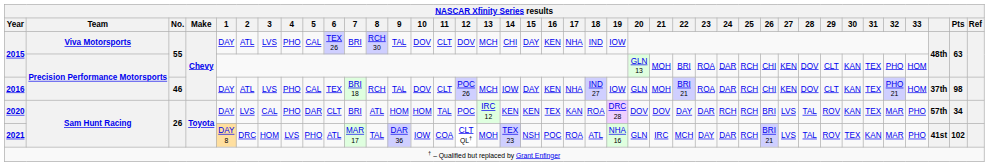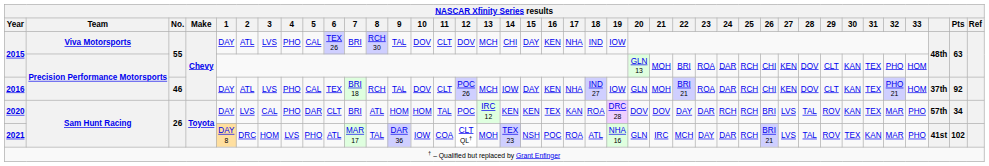(958, 89) 98 -> (958, 89) 92
